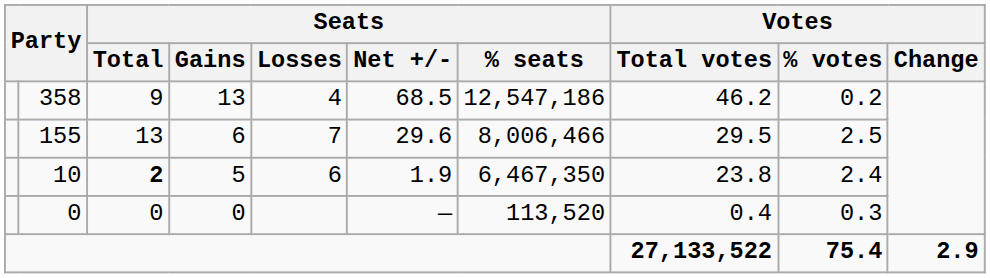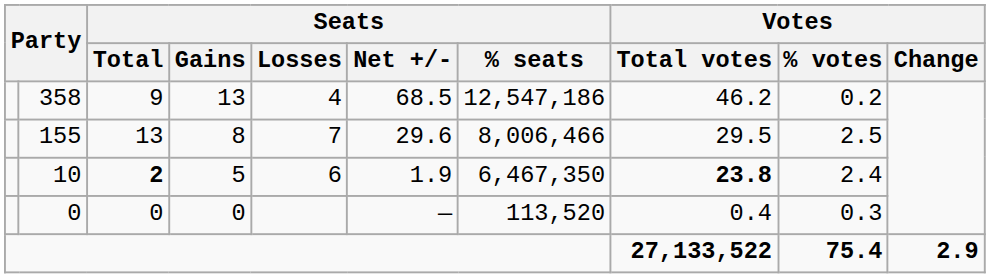(238, 139) 6 -> (238, 139) 8
(744, 177) normal -> (744, 177) bold
